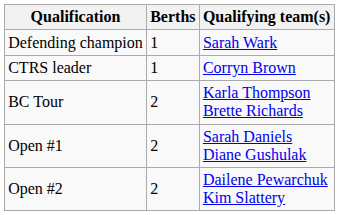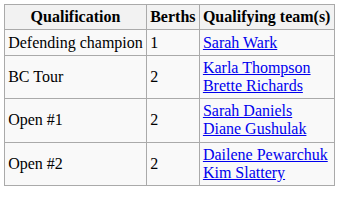- row: (50, 67)
